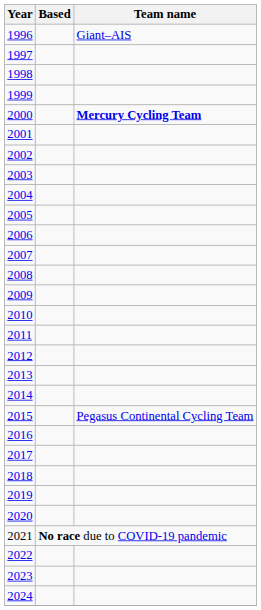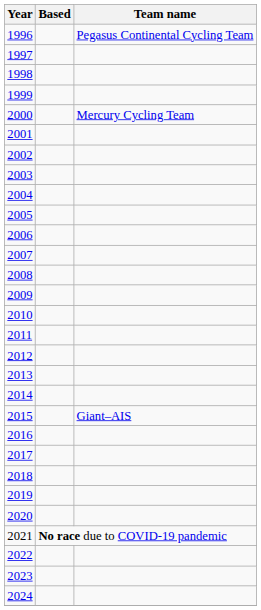(104, 34) Giant–AIS -> (165, 34) Pegasus Continental Cycling Team
(139, 114) bold -> (135, 114) normal
(165, 415) Pegasus Continental Cycling Team -> (104, 415) Giant–AIS
